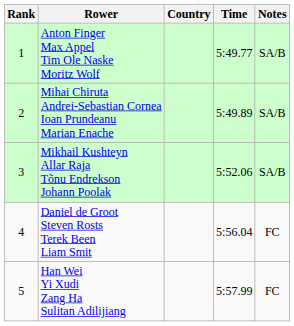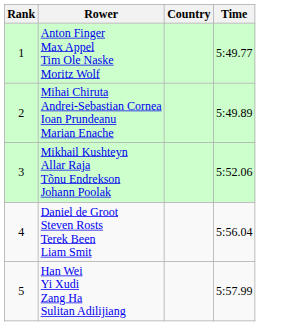- column: (272, 14)
